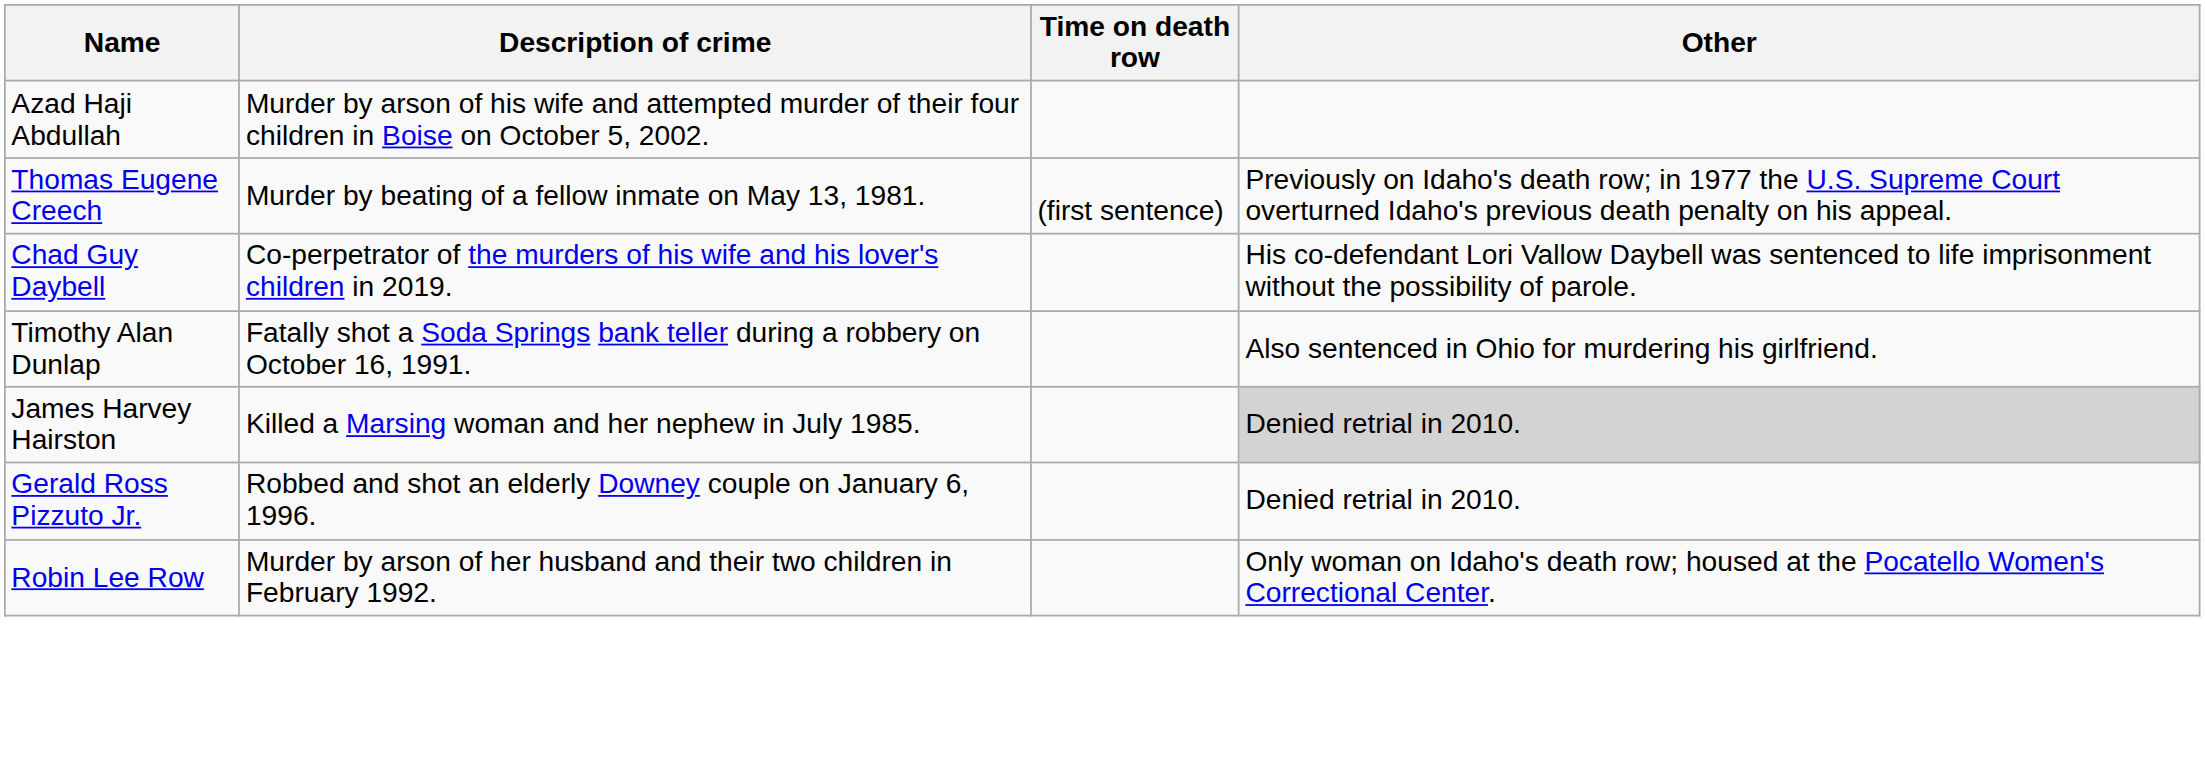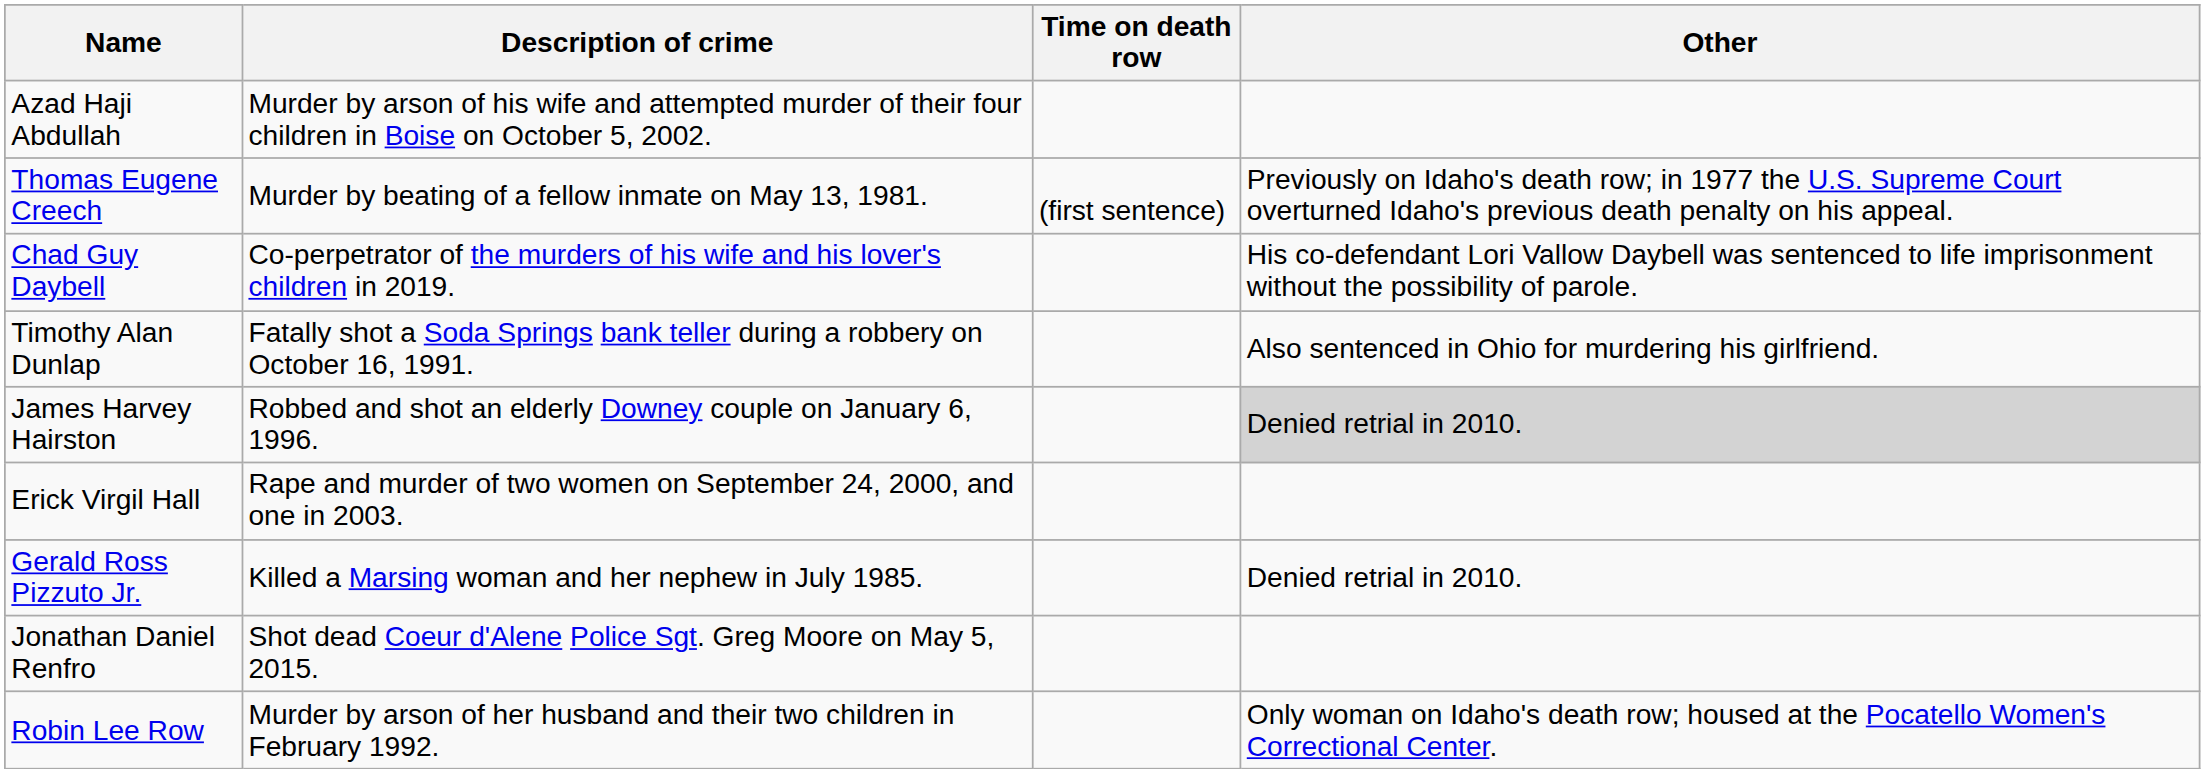(583, 424) Killed a Marsing woman and her nephew in July 1985. -> (610, 424) Robbed and shot an elderly Downey couple on January 6, 1996.
+ row: (106, 500)
(608, 500) Robbed and shot an elderly Downey couple on January 6, 1996. -> (586, 577) Killed a Marsing woman and her nephew in July 1985.
+ row: (113, 653)
